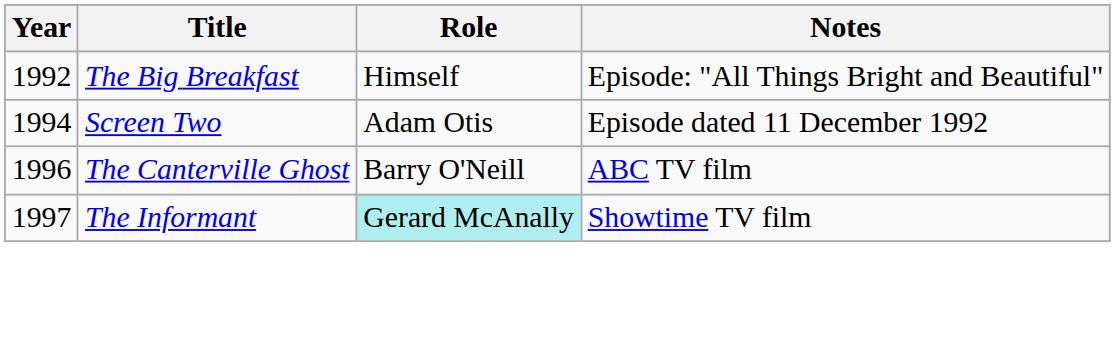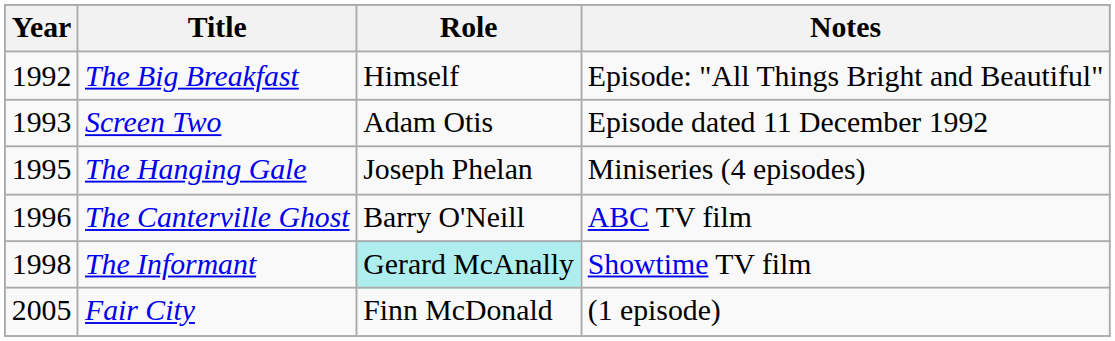(42, 122) 1994 -> (42, 122) 1993
+ row: (196, 169)
(42, 216) 1997 -> (42, 264) 1998
+ row: (140, 311)
